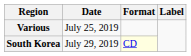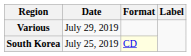(92, 28) July 25, 2019 -> (92, 28) July 29, 2019
(92, 43) July 29, 2019 -> (92, 43) July 25, 2019
